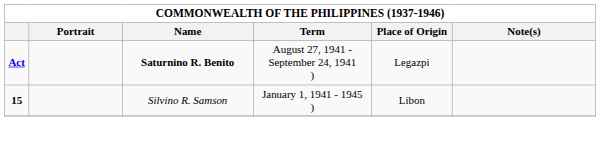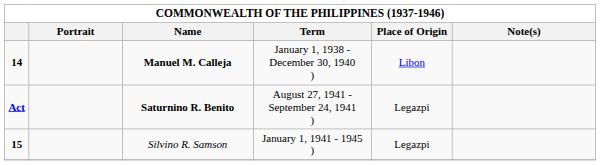+ row: (188, 62)
(412, 100) Libon -> (412, 144) Legazpi
